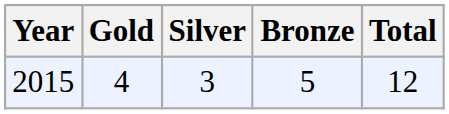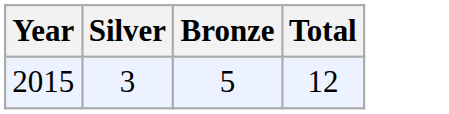- column: (121, 30)
